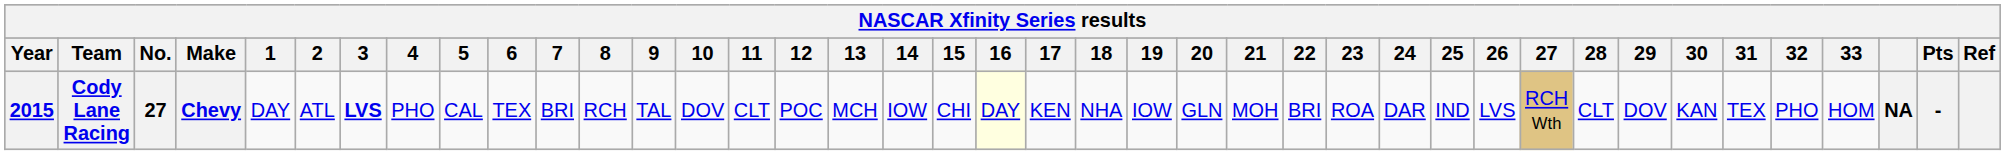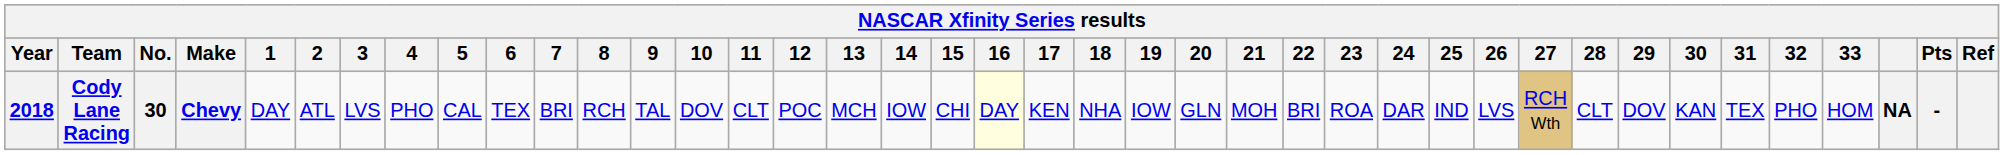(32, 110) 2015 -> (32, 110) 2018
(156, 110) 27 -> (156, 110) 30
(363, 110) bold -> (363, 110) normal
